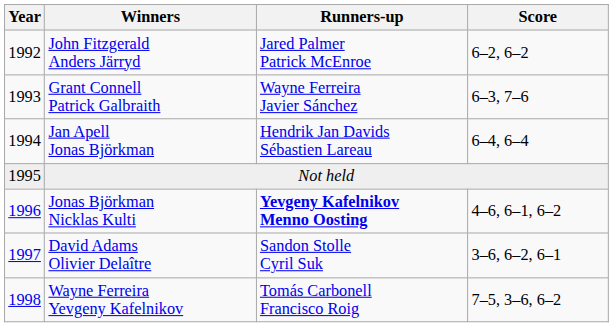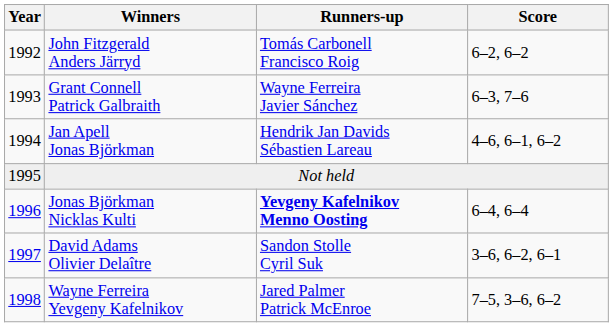(315, 52) Jared Palmer Patrick McEnroe -> (316, 52) Tomás Carbonell Francisco Roig
(500, 140) 6–4, 6–4 -> (516, 140) 4–6, 6–1, 6–2
(516, 211) 4–6, 6–1, 6–2 -> (500, 211) 6–4, 6–4
(316, 299) Tomás Carbonell Francisco Roig -> (315, 299) Jared Palmer Patrick McEnroe
